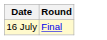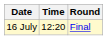+ column: (53, 12)
